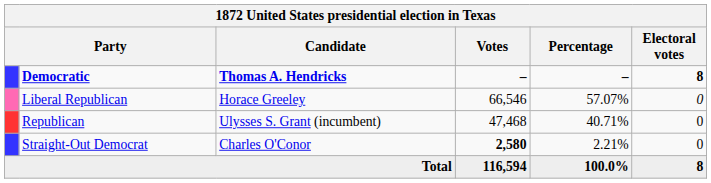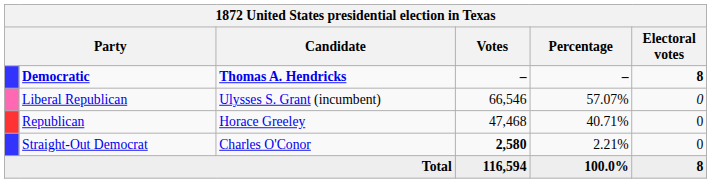(262, 99) Horace Greeley -> (300, 99) Ulysses S. Grant (incumbent)
(300, 122) Ulysses S. Grant (incumbent) -> (262, 122) Horace Greeley
